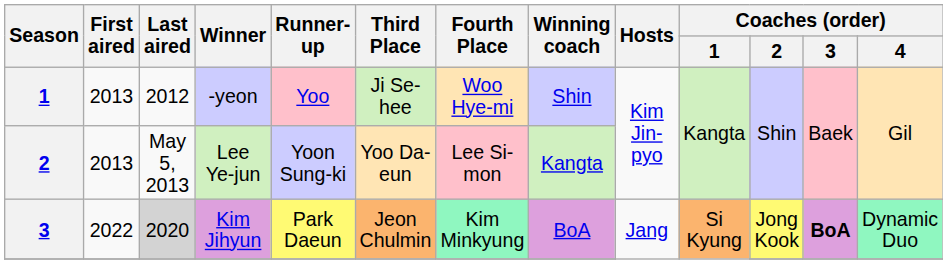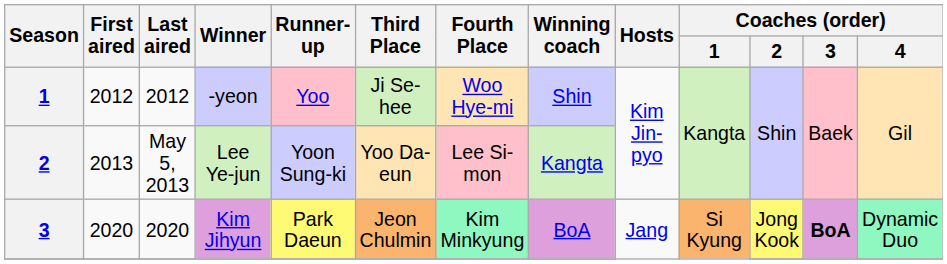(111, 96) 2013 -> (111, 96) 2012
(111, 230) 2022 -> (111, 230) 2020
(167, 230) lightgrey background -> (167, 230) no background
